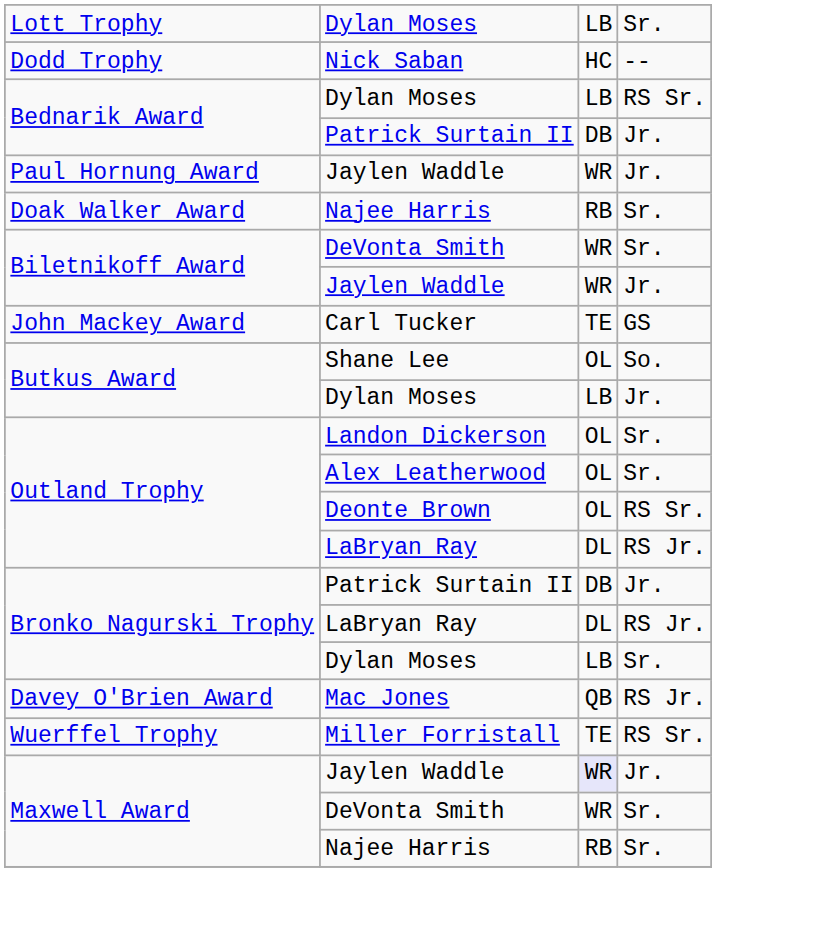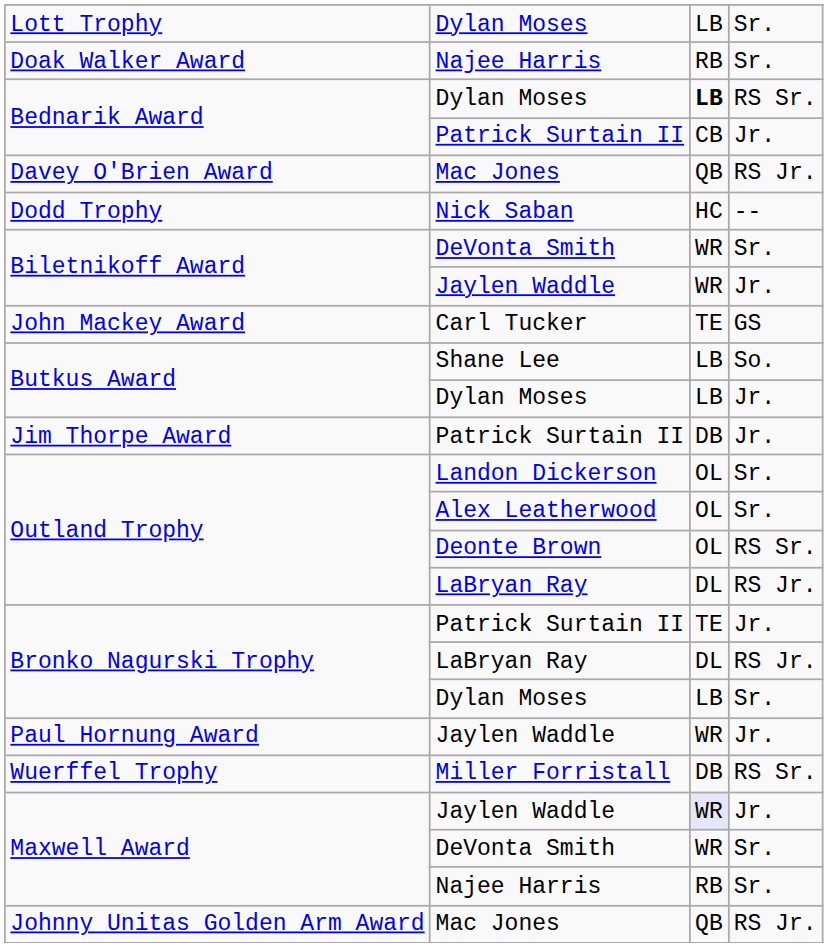rows swapped: (86, 61) <-> (128, 211)
(598, 99) normal -> (709, 99) bold
(598, 136) DB -> (709, 136) CB
rows swapped: (142, 699) <-> (135, 174)
(598, 361) OL -> (709, 361) LB
+ row: (121, 436)
(598, 586) DB -> (709, 624) TE
(598, 736) TE -> (709, 774) DB
+ row: (217, 924)
